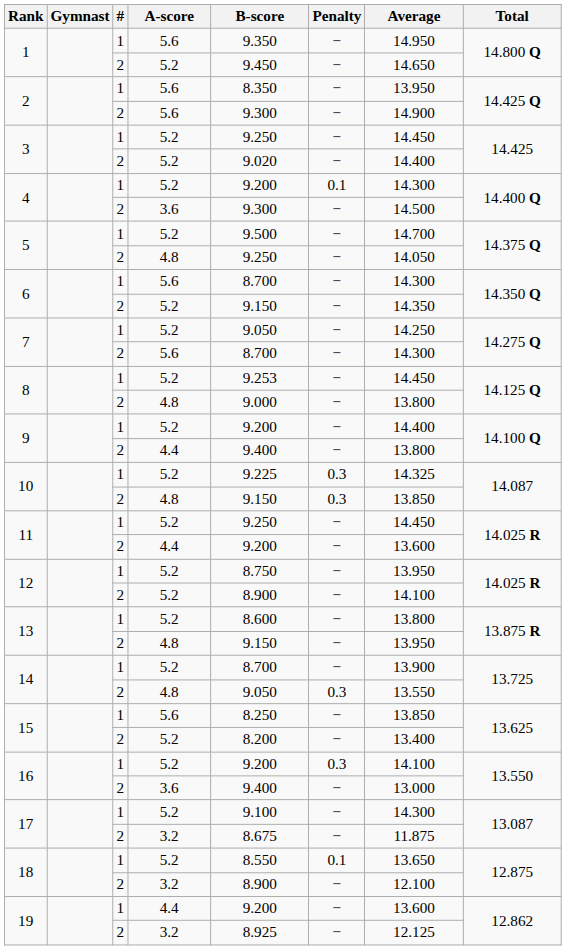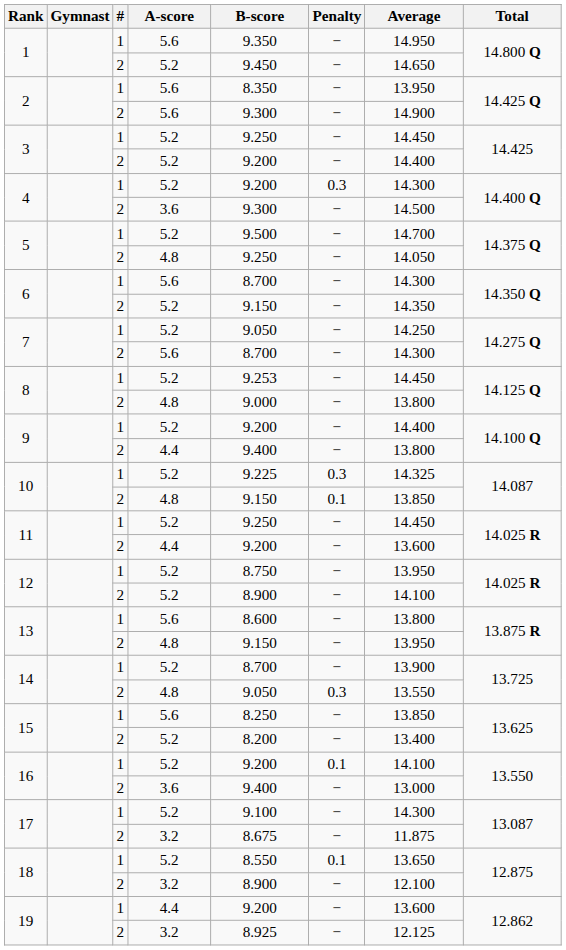(260, 161) 9.020 -> (260, 161) 9.200
(337, 185) 0.1 -> (337, 185) 0.3
(337, 498) 0.3 -> (337, 498) 0.1
(169, 619) 5.2 -> (169, 619) 5.6
(337, 763) 0.3 -> (337, 763) 0.1
